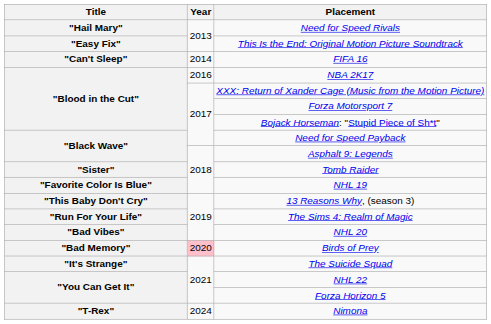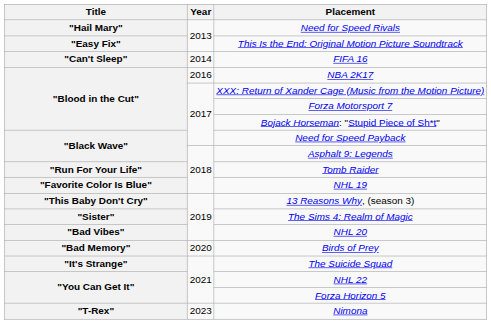(96, 169) "Sister" -> (96, 169) "Run For Your Life"
(96, 216) "Run For Your Life" -> (96, 216) "Sister"
(201, 248) pink background -> (201, 248) no background
(201, 311) 2024 -> (201, 311) 2023
